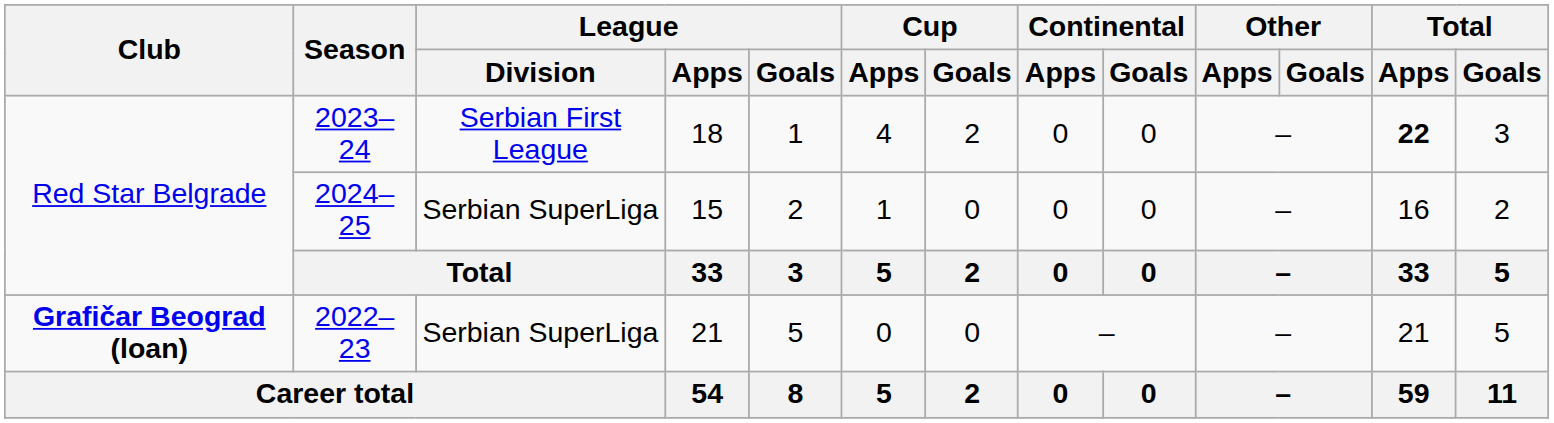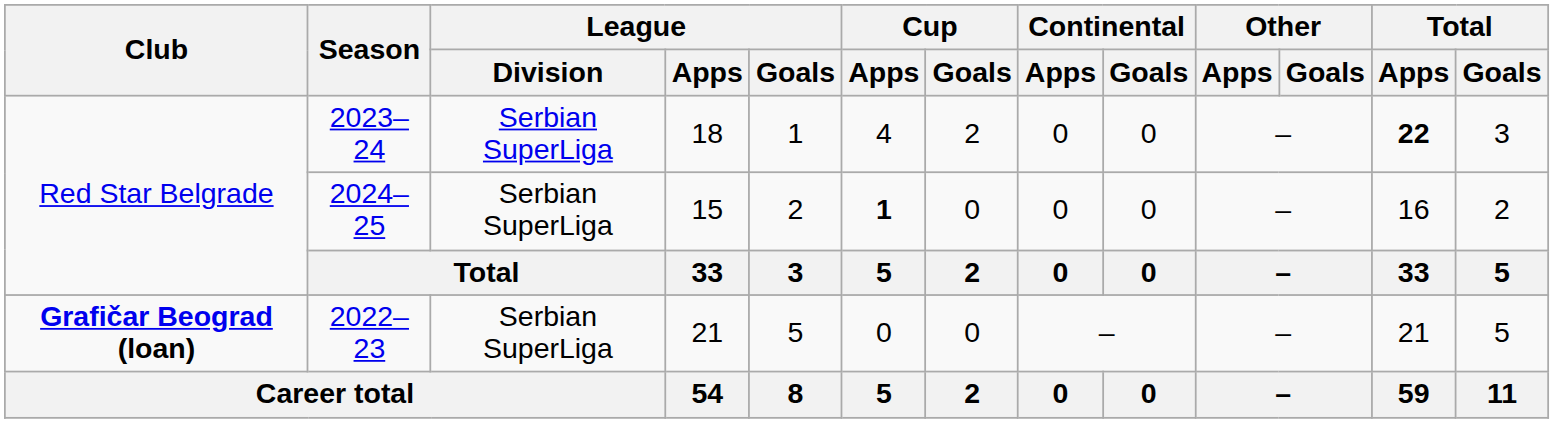(540, 133) Serbian First League -> (548, 133) Serbian SuperLiga
(884, 210) normal -> (884, 210) bold
